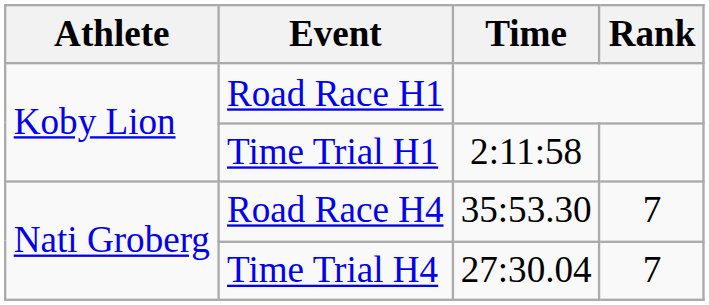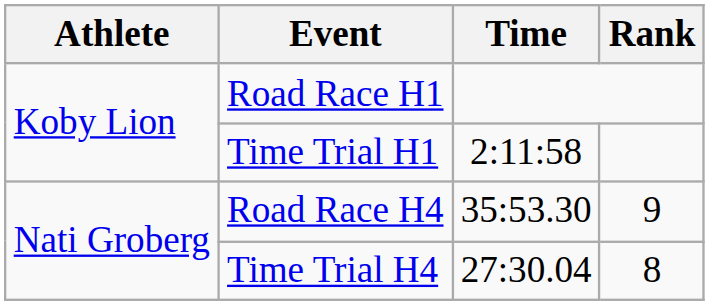(652, 210) 7 -> (652, 210) 9
(652, 269) 7 -> (652, 269) 8
